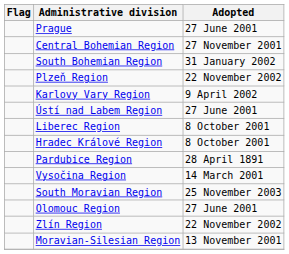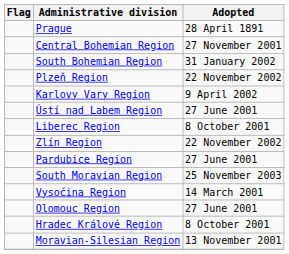(221, 29) 27 June 2001 -> (224, 29) 28 April 1891
rows swapped: (99, 143) <-> (69, 225)
(224, 159) 28 April 1891 -> (221, 159) 27 June 2001
rows swapped: (81, 176) <-> (99, 192)
